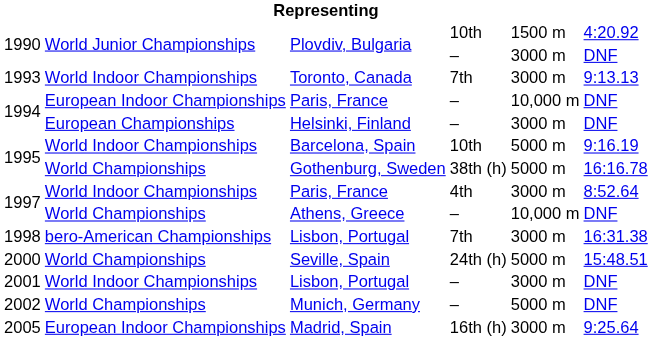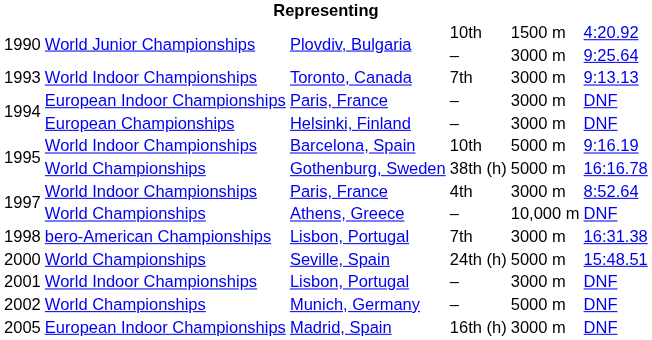(601, 55) DNF -> (611, 55) 9:25.64
(545, 100) 10,000 m -> (538, 100) 3000 m
(611, 327) 9:25.64 -> (601, 327) DNF
